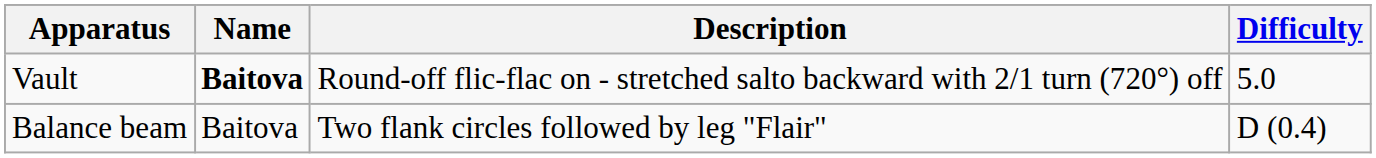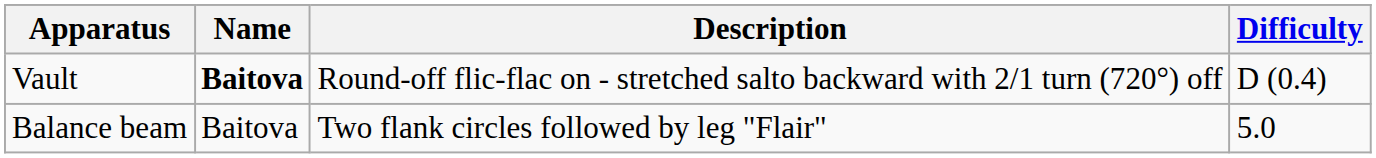(1256, 78) 5.0 -> (1282, 78) D (0.4)
(1282, 127) D (0.4) -> (1256, 127) 5.0
